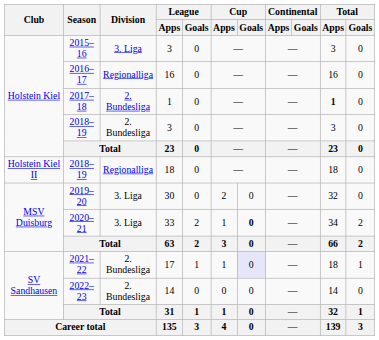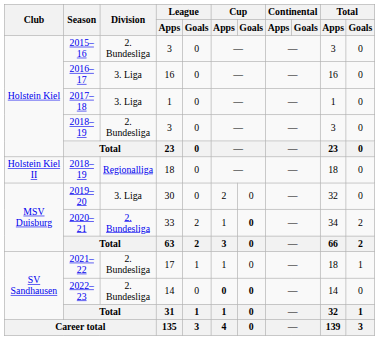(128, 48) 3. Liga -> (128, 48) 2. Bundesliga
(128, 75) Regionalliga -> (128, 75) 3. Liga
(128, 101) 2. Bundesliga -> (128, 101) 3. Liga
(333, 101) bold -> (333, 101) normal
(128, 222) 3. Liga -> (128, 222) 2. Bundesliga
(251, 264) lavender background -> (251, 264) no background
(224, 291) normal -> (224, 291) bold
(251, 291) normal -> (251, 291) bold
